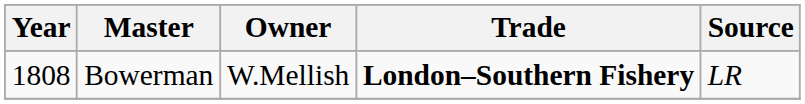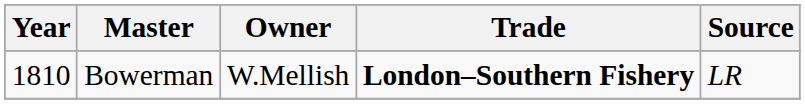(41, 74) 1808 -> (41, 74) 1810
